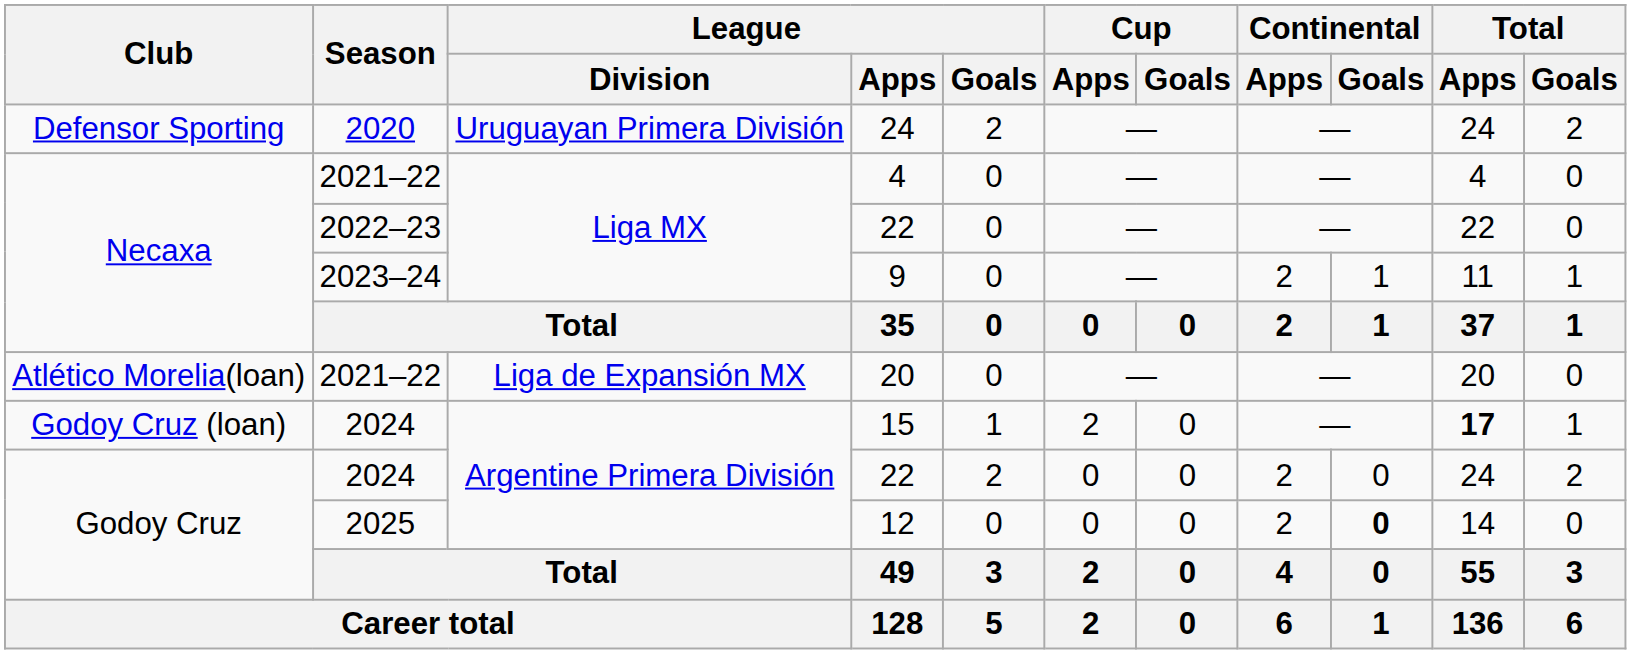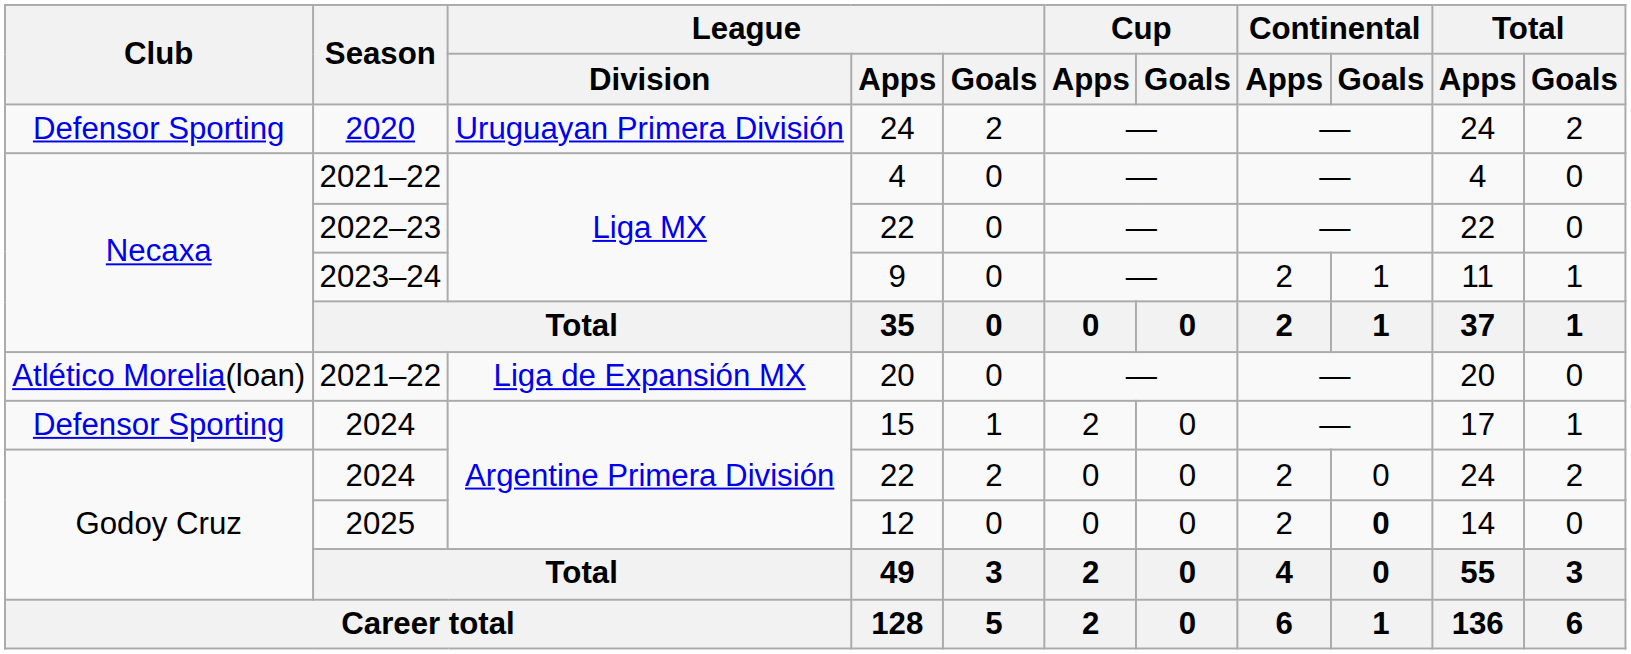(159, 425) Godoy Cruz (loan) -> (159, 425) Defensor Sporting
(1478, 425) bold -> (1478, 425) normal
